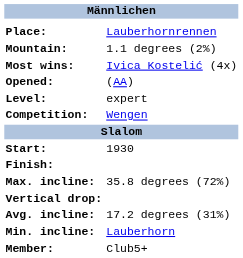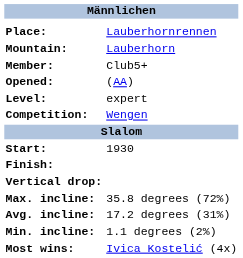(161, 49) 1.1 degrees (2%) -> (141, 49) Lauberhorn
rows swapped: (30, 248) <-> (40, 65)
rows swapped: (54, 199) <-> (50, 182)
(141, 232) Lauberhorn -> (161, 232) 1.1 degrees (2%)
